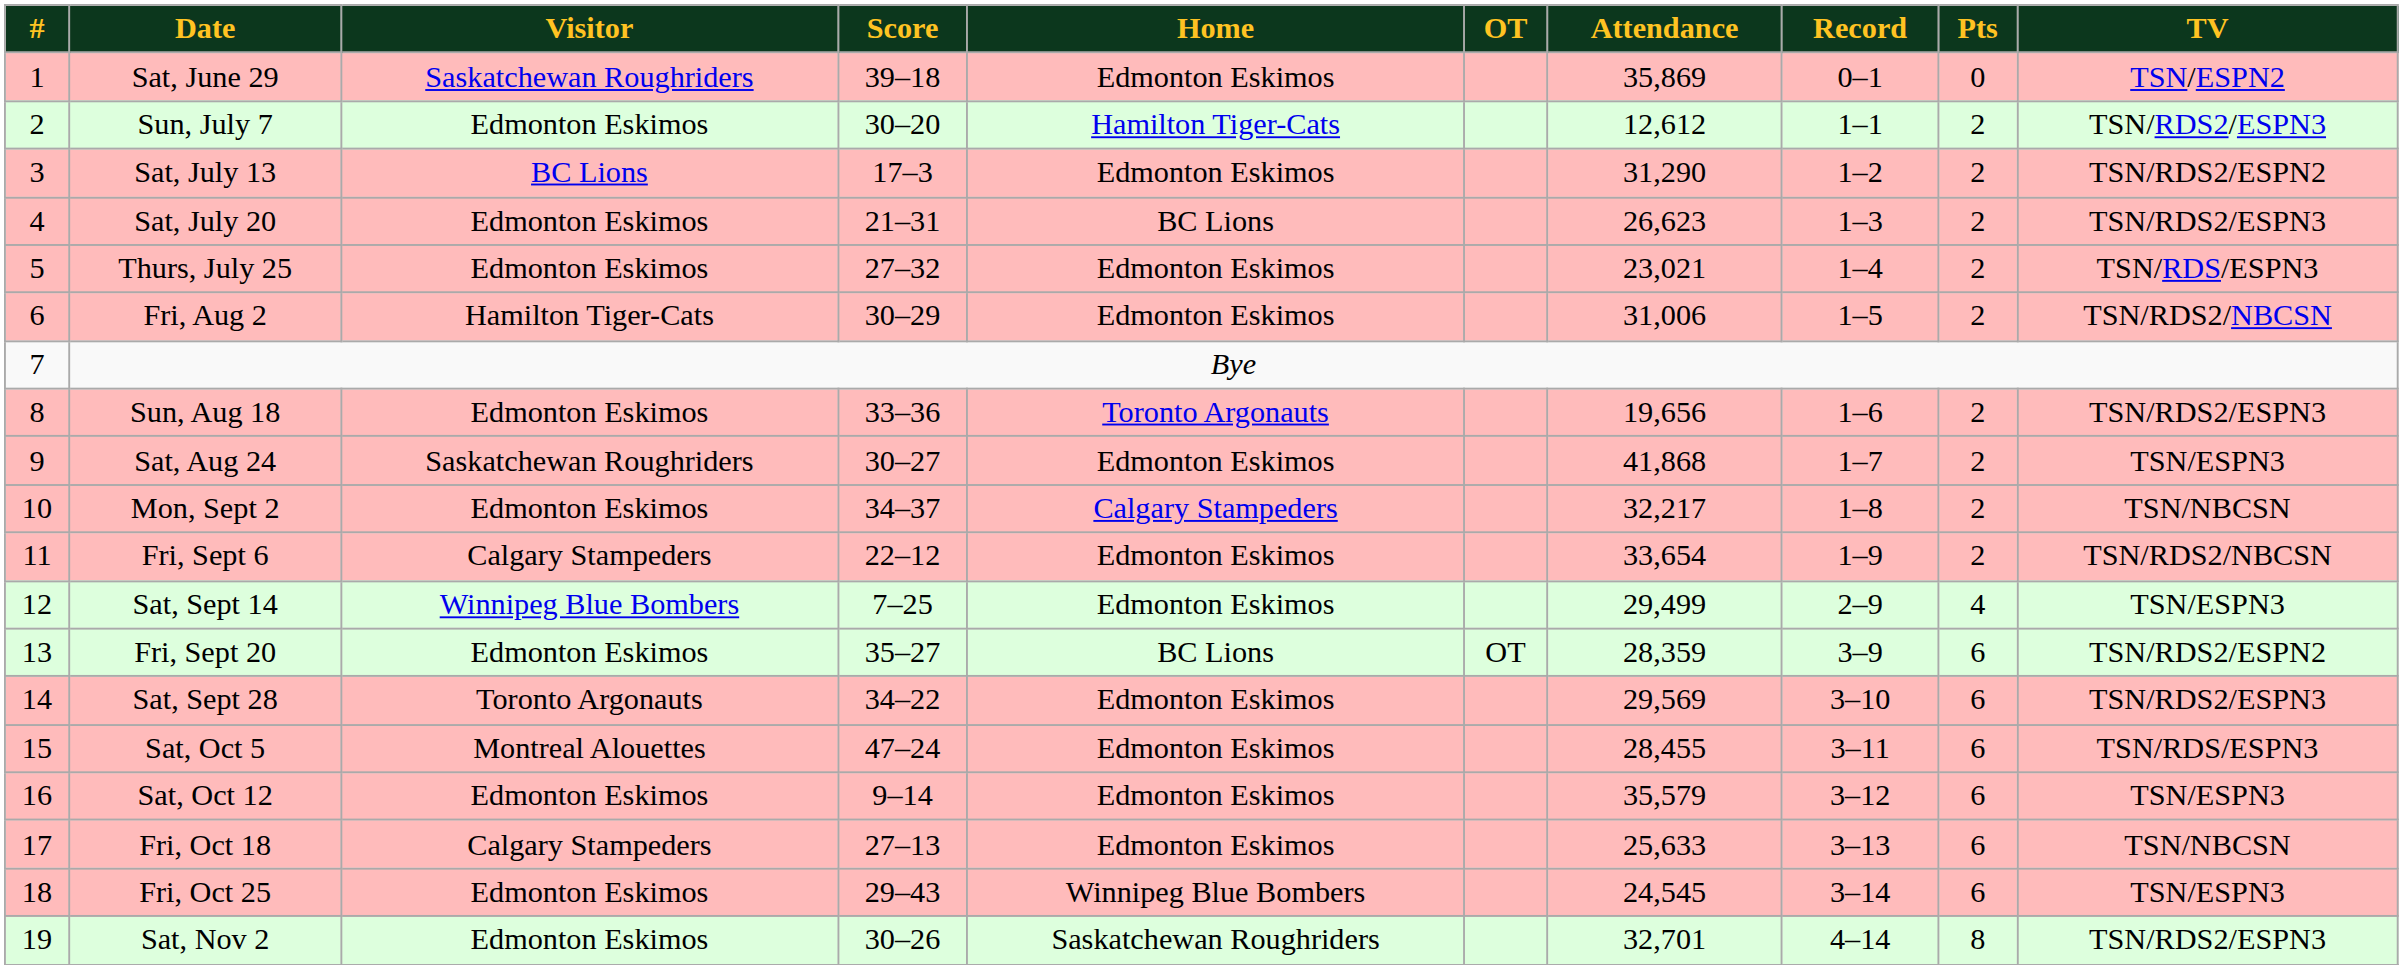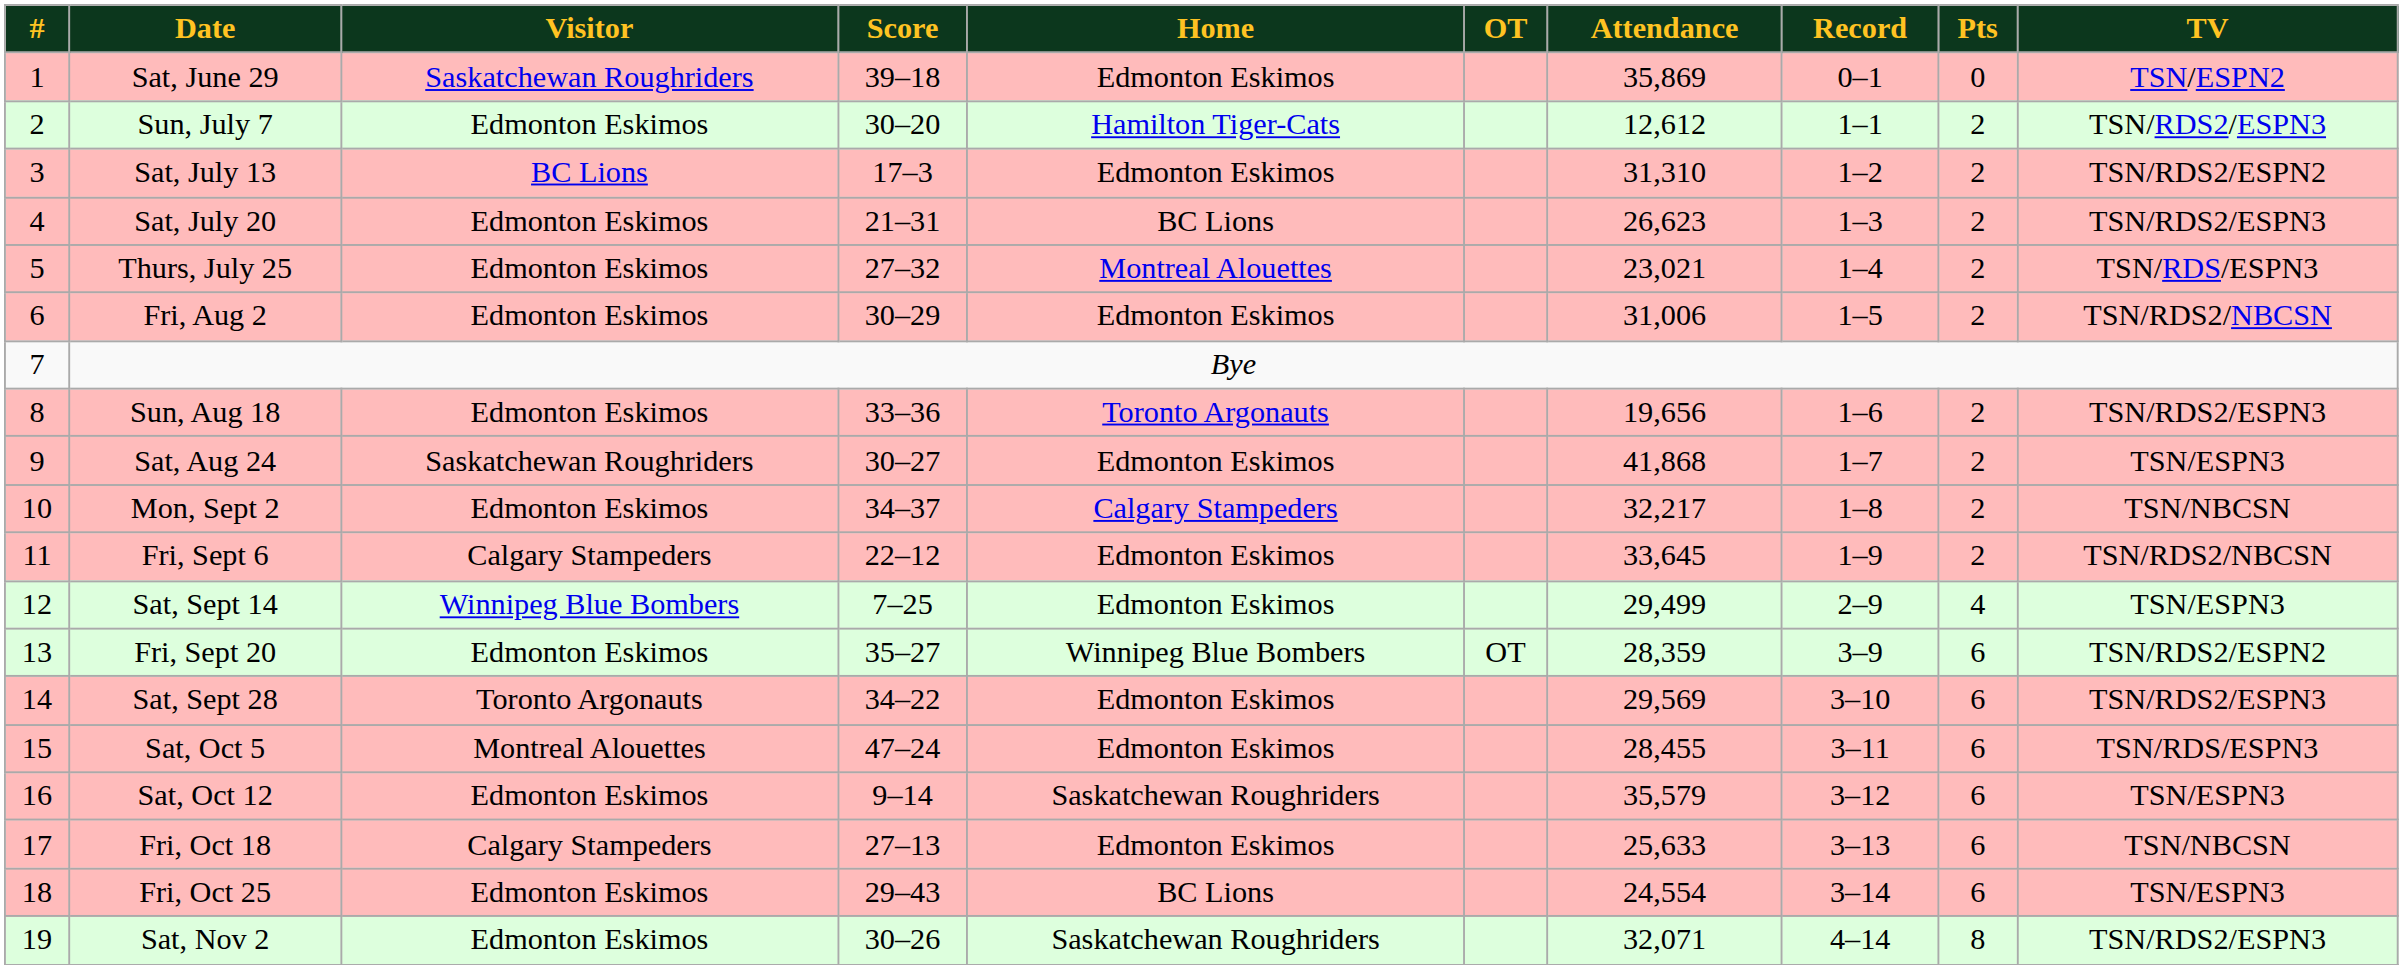(1665, 172) 31,290 -> (1665, 172) 31,310
(1216, 268) Edmonton Eskimos -> (1216, 268) Montreal Alouettes
(589, 316) Hamilton Tiger-Cats -> (589, 316) Edmonton Eskimos
(1665, 556) 33,654 -> (1665, 556) 33,645
(1216, 651) BC Lions -> (1216, 651) Winnipeg Blue Bombers
(1216, 795) Edmonton Eskimos -> (1216, 795) Saskatchewan Roughriders
(1216, 891) Winnipeg Blue Bombers -> (1216, 891) BC Lions
(1665, 891) 24,545 -> (1665, 891) 24,554
(1665, 939) 32,701 -> (1665, 939) 32,071
